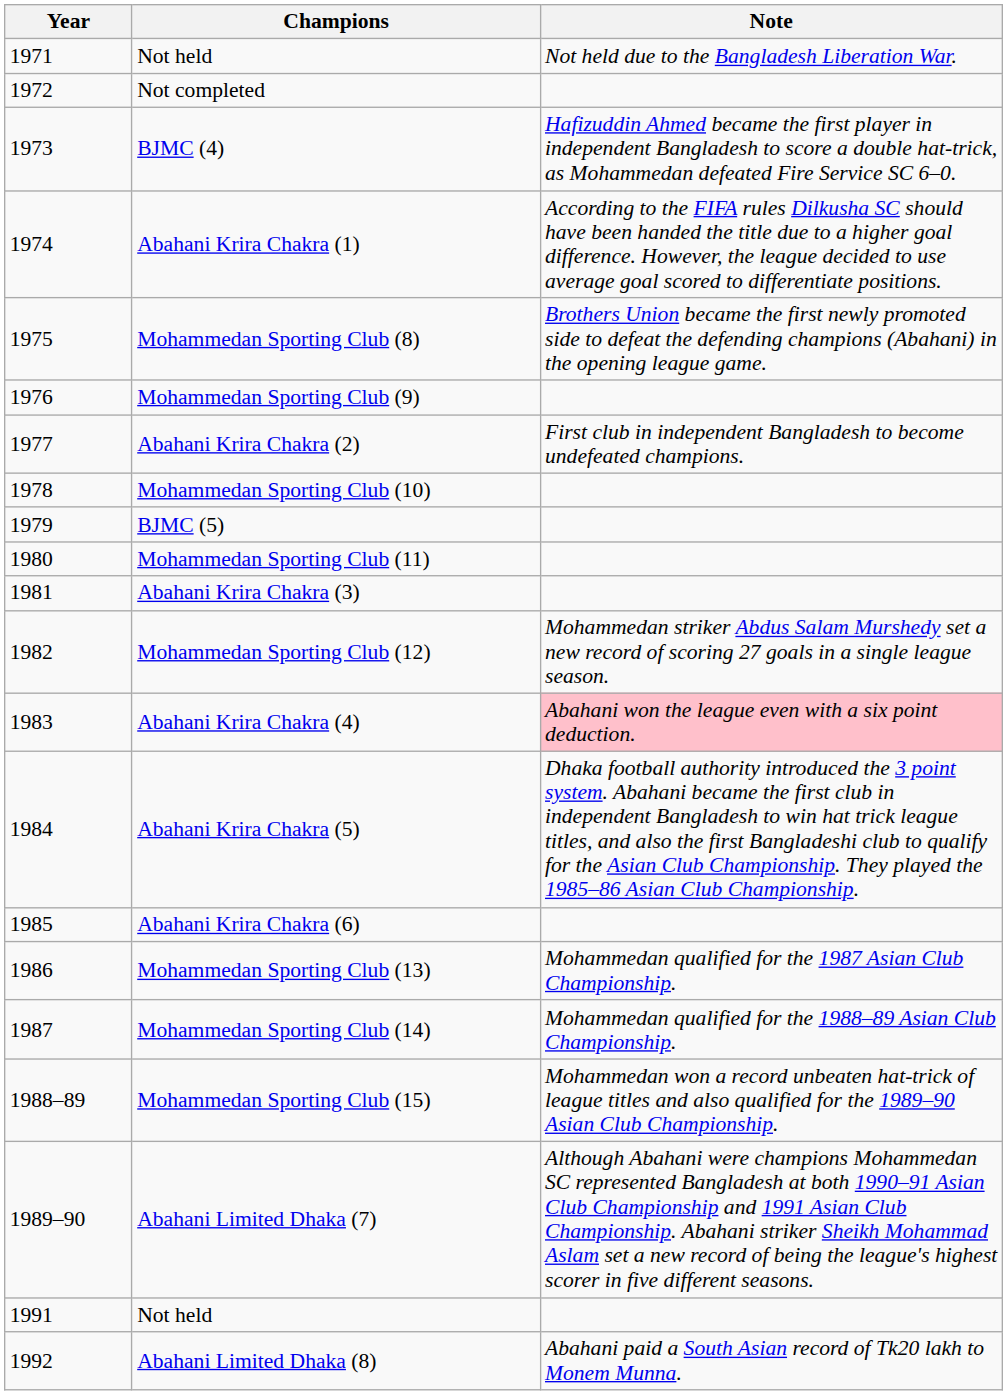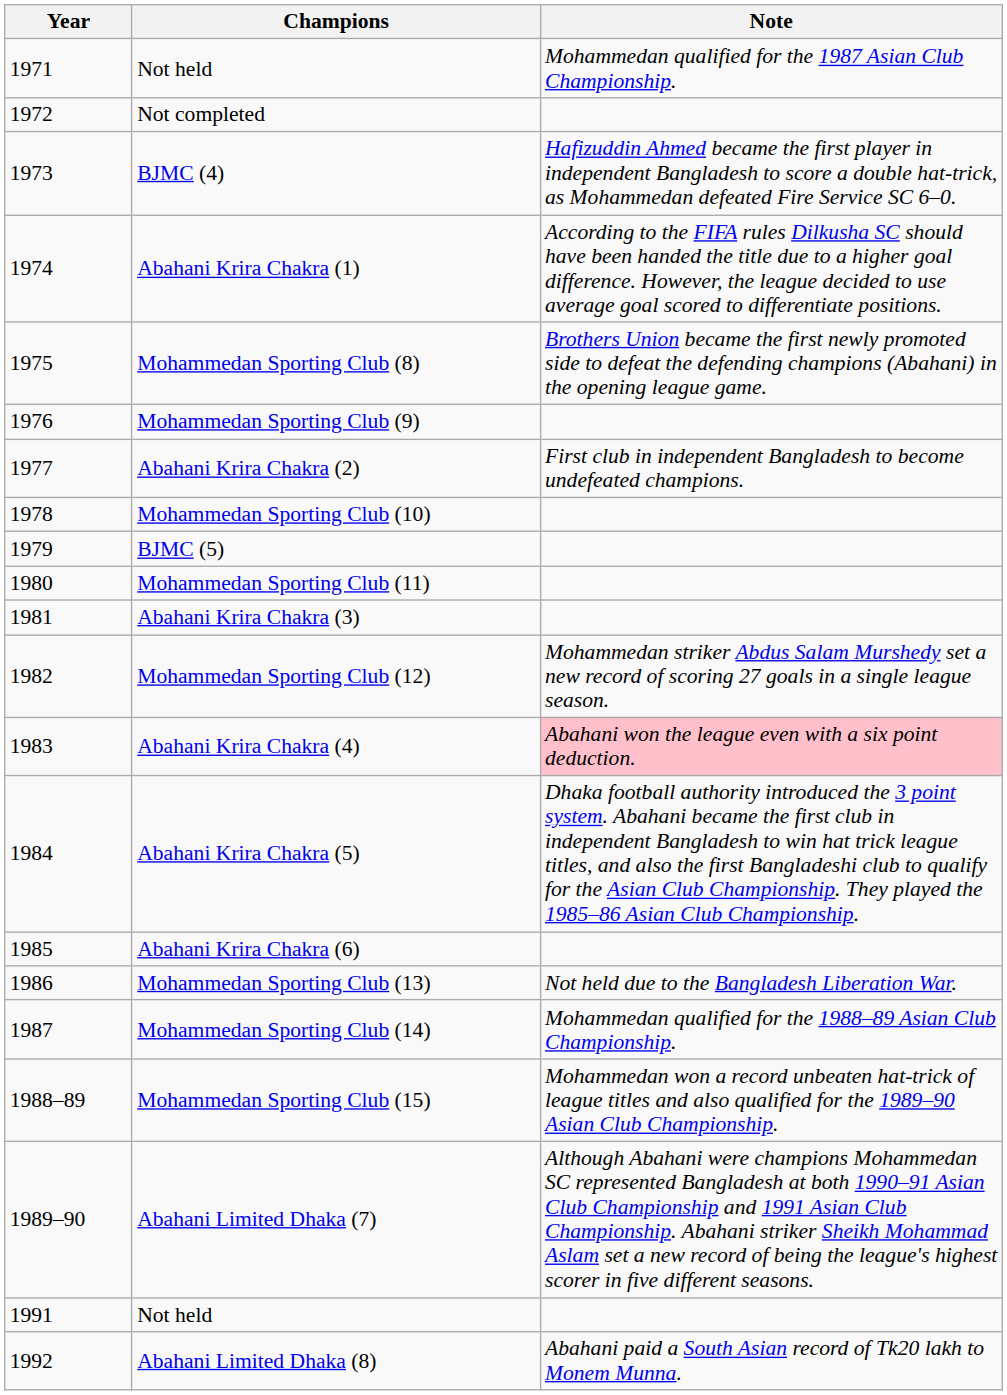(751, 55) Not held due to the Bangladesh Liberation War. -> (754, 68) Mohammedan qualified for the 1987 Asian Club Championship.
(754, 970) Mohammedan qualified for the 1987 Asian Club Championship. -> (751, 982) Not held due to the Bangladesh Liberation War.
